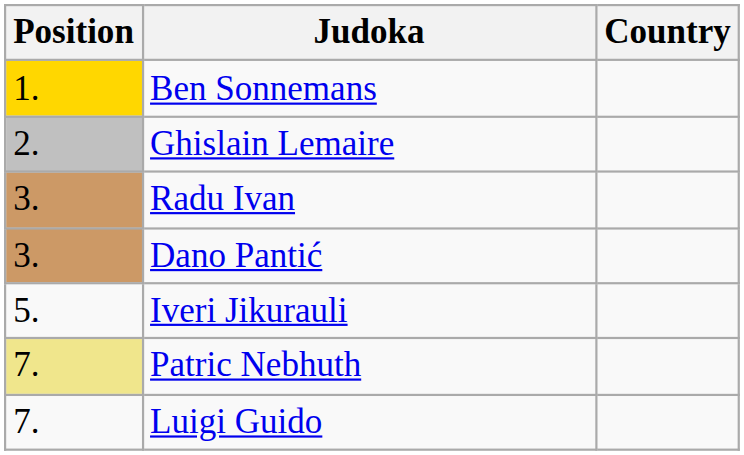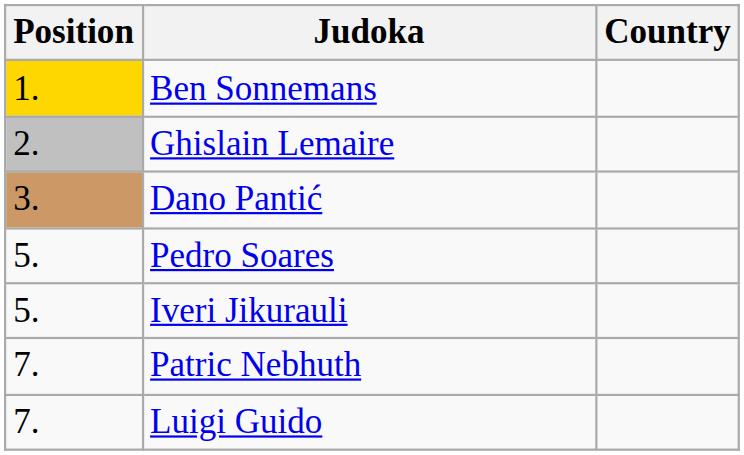- row: (223, 198)
+ row: (242, 254)
(26, 365) khaki background -> (26, 365) no background
